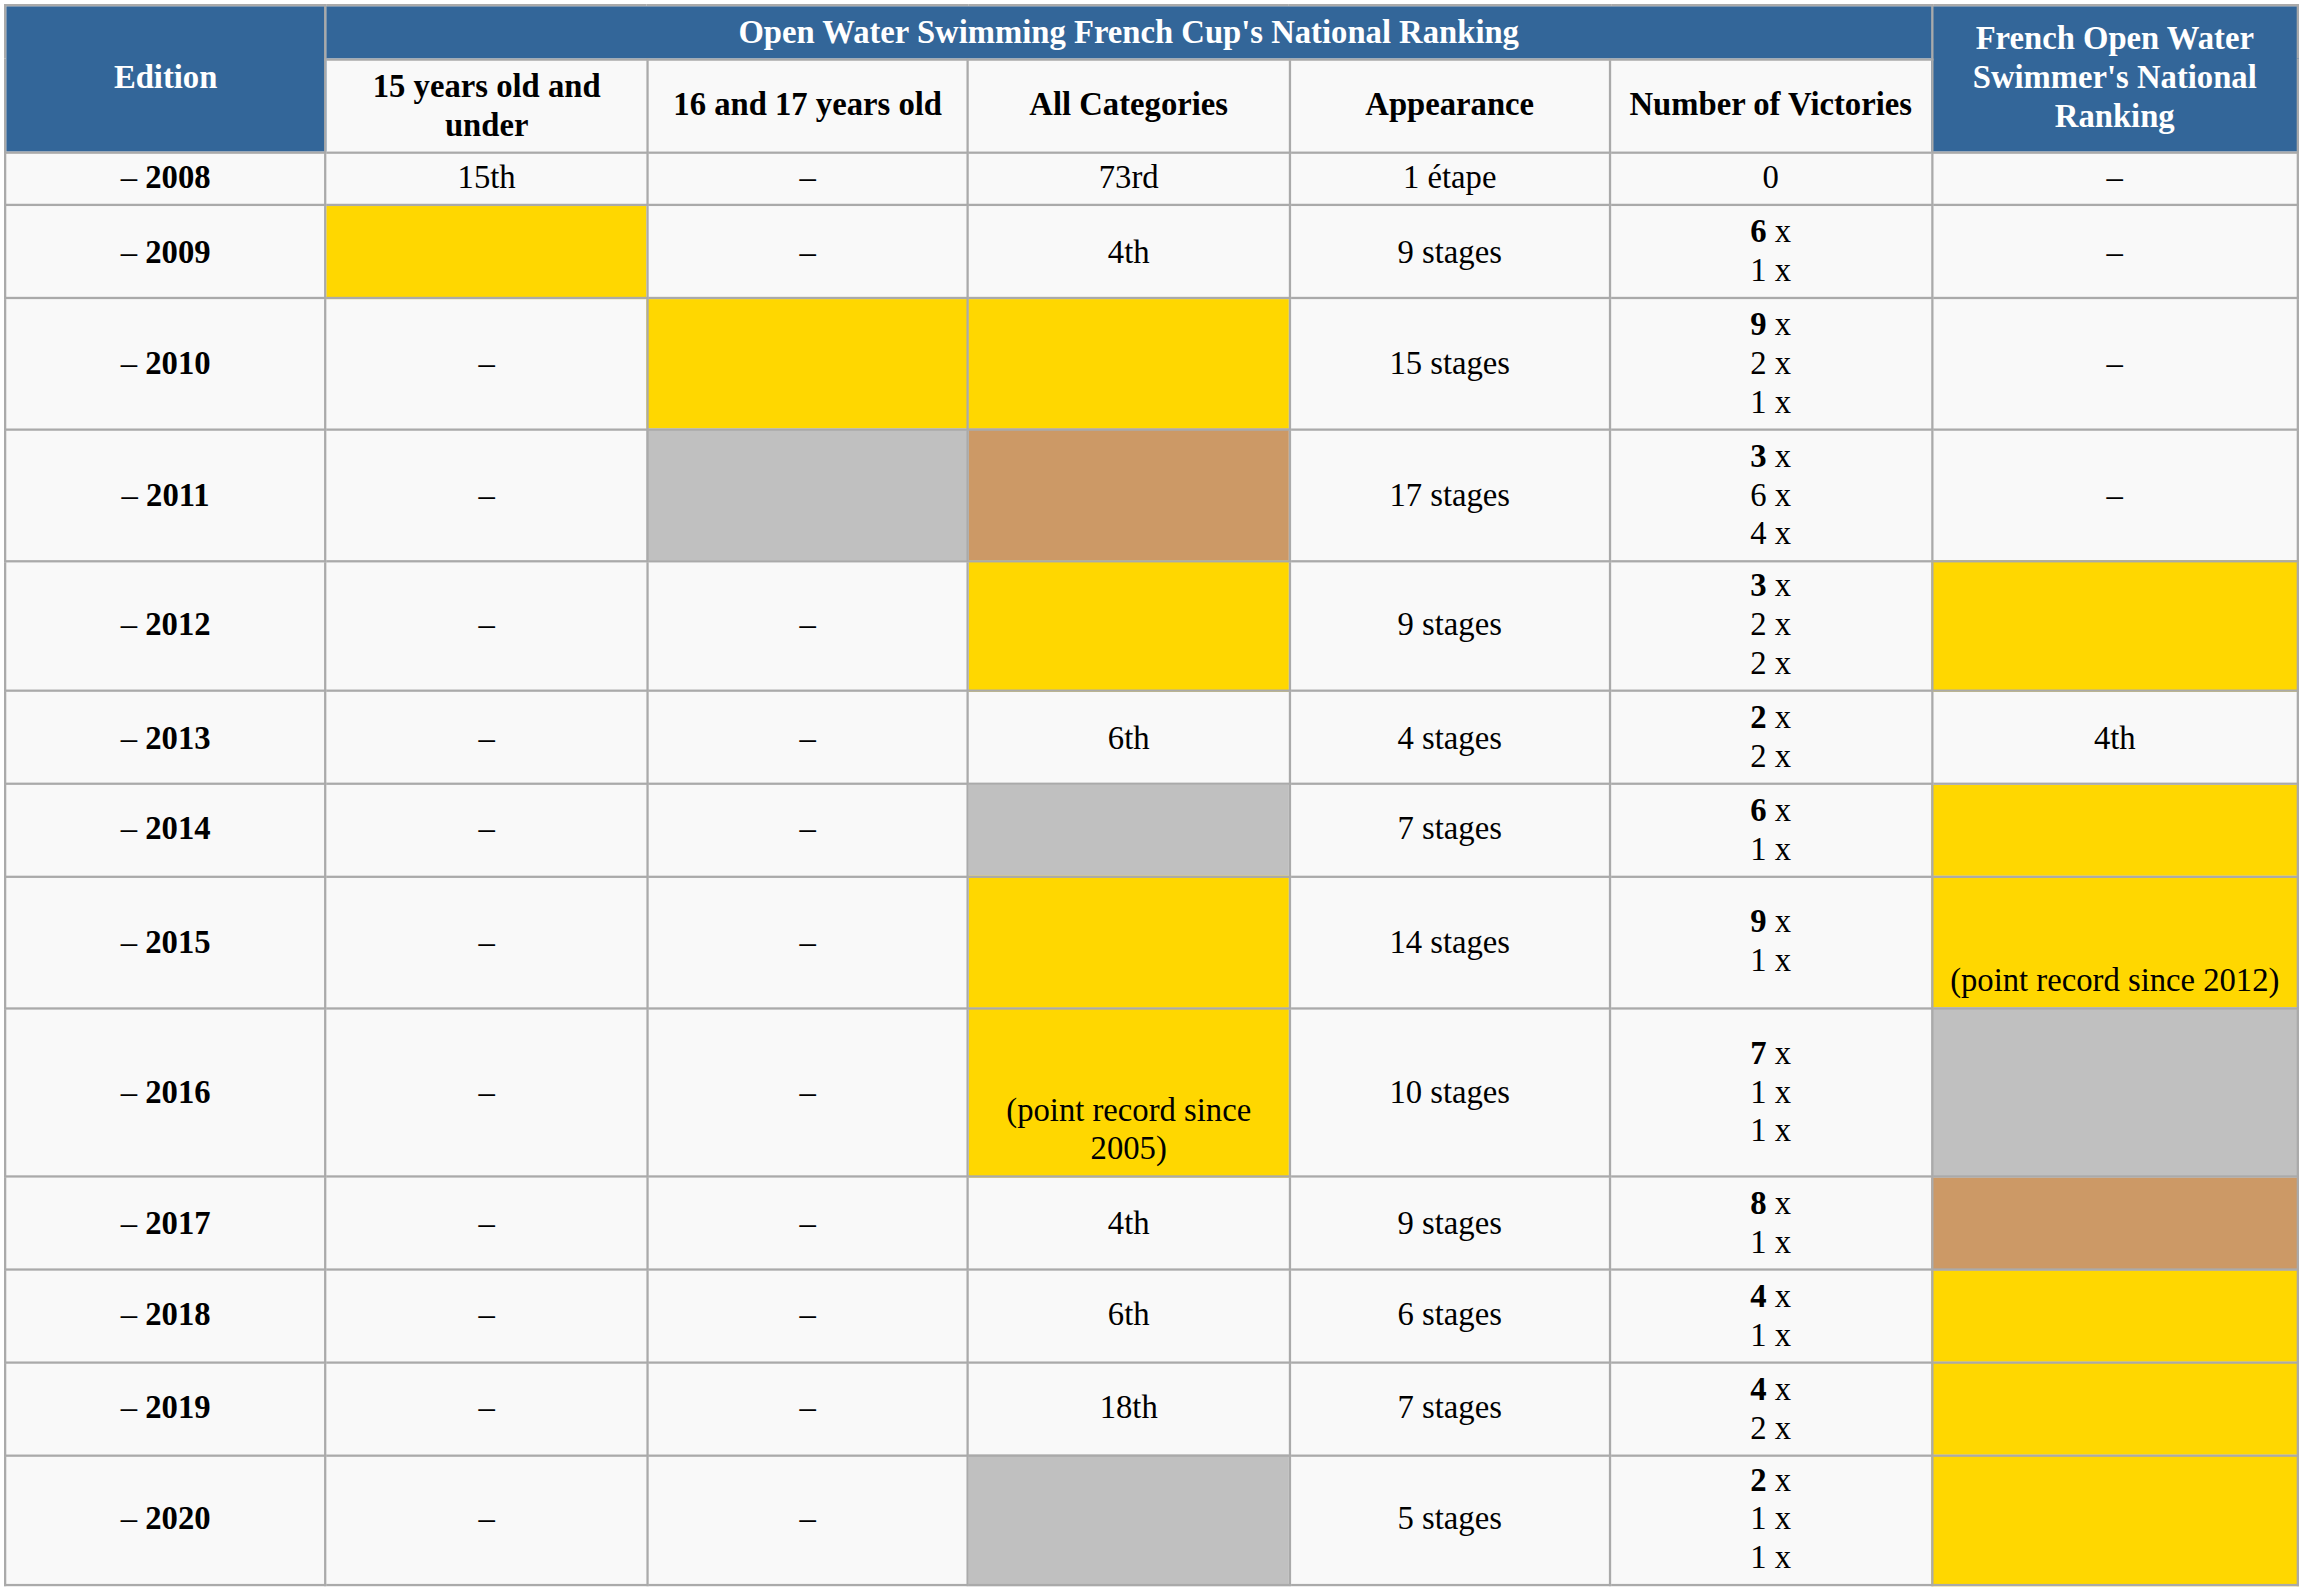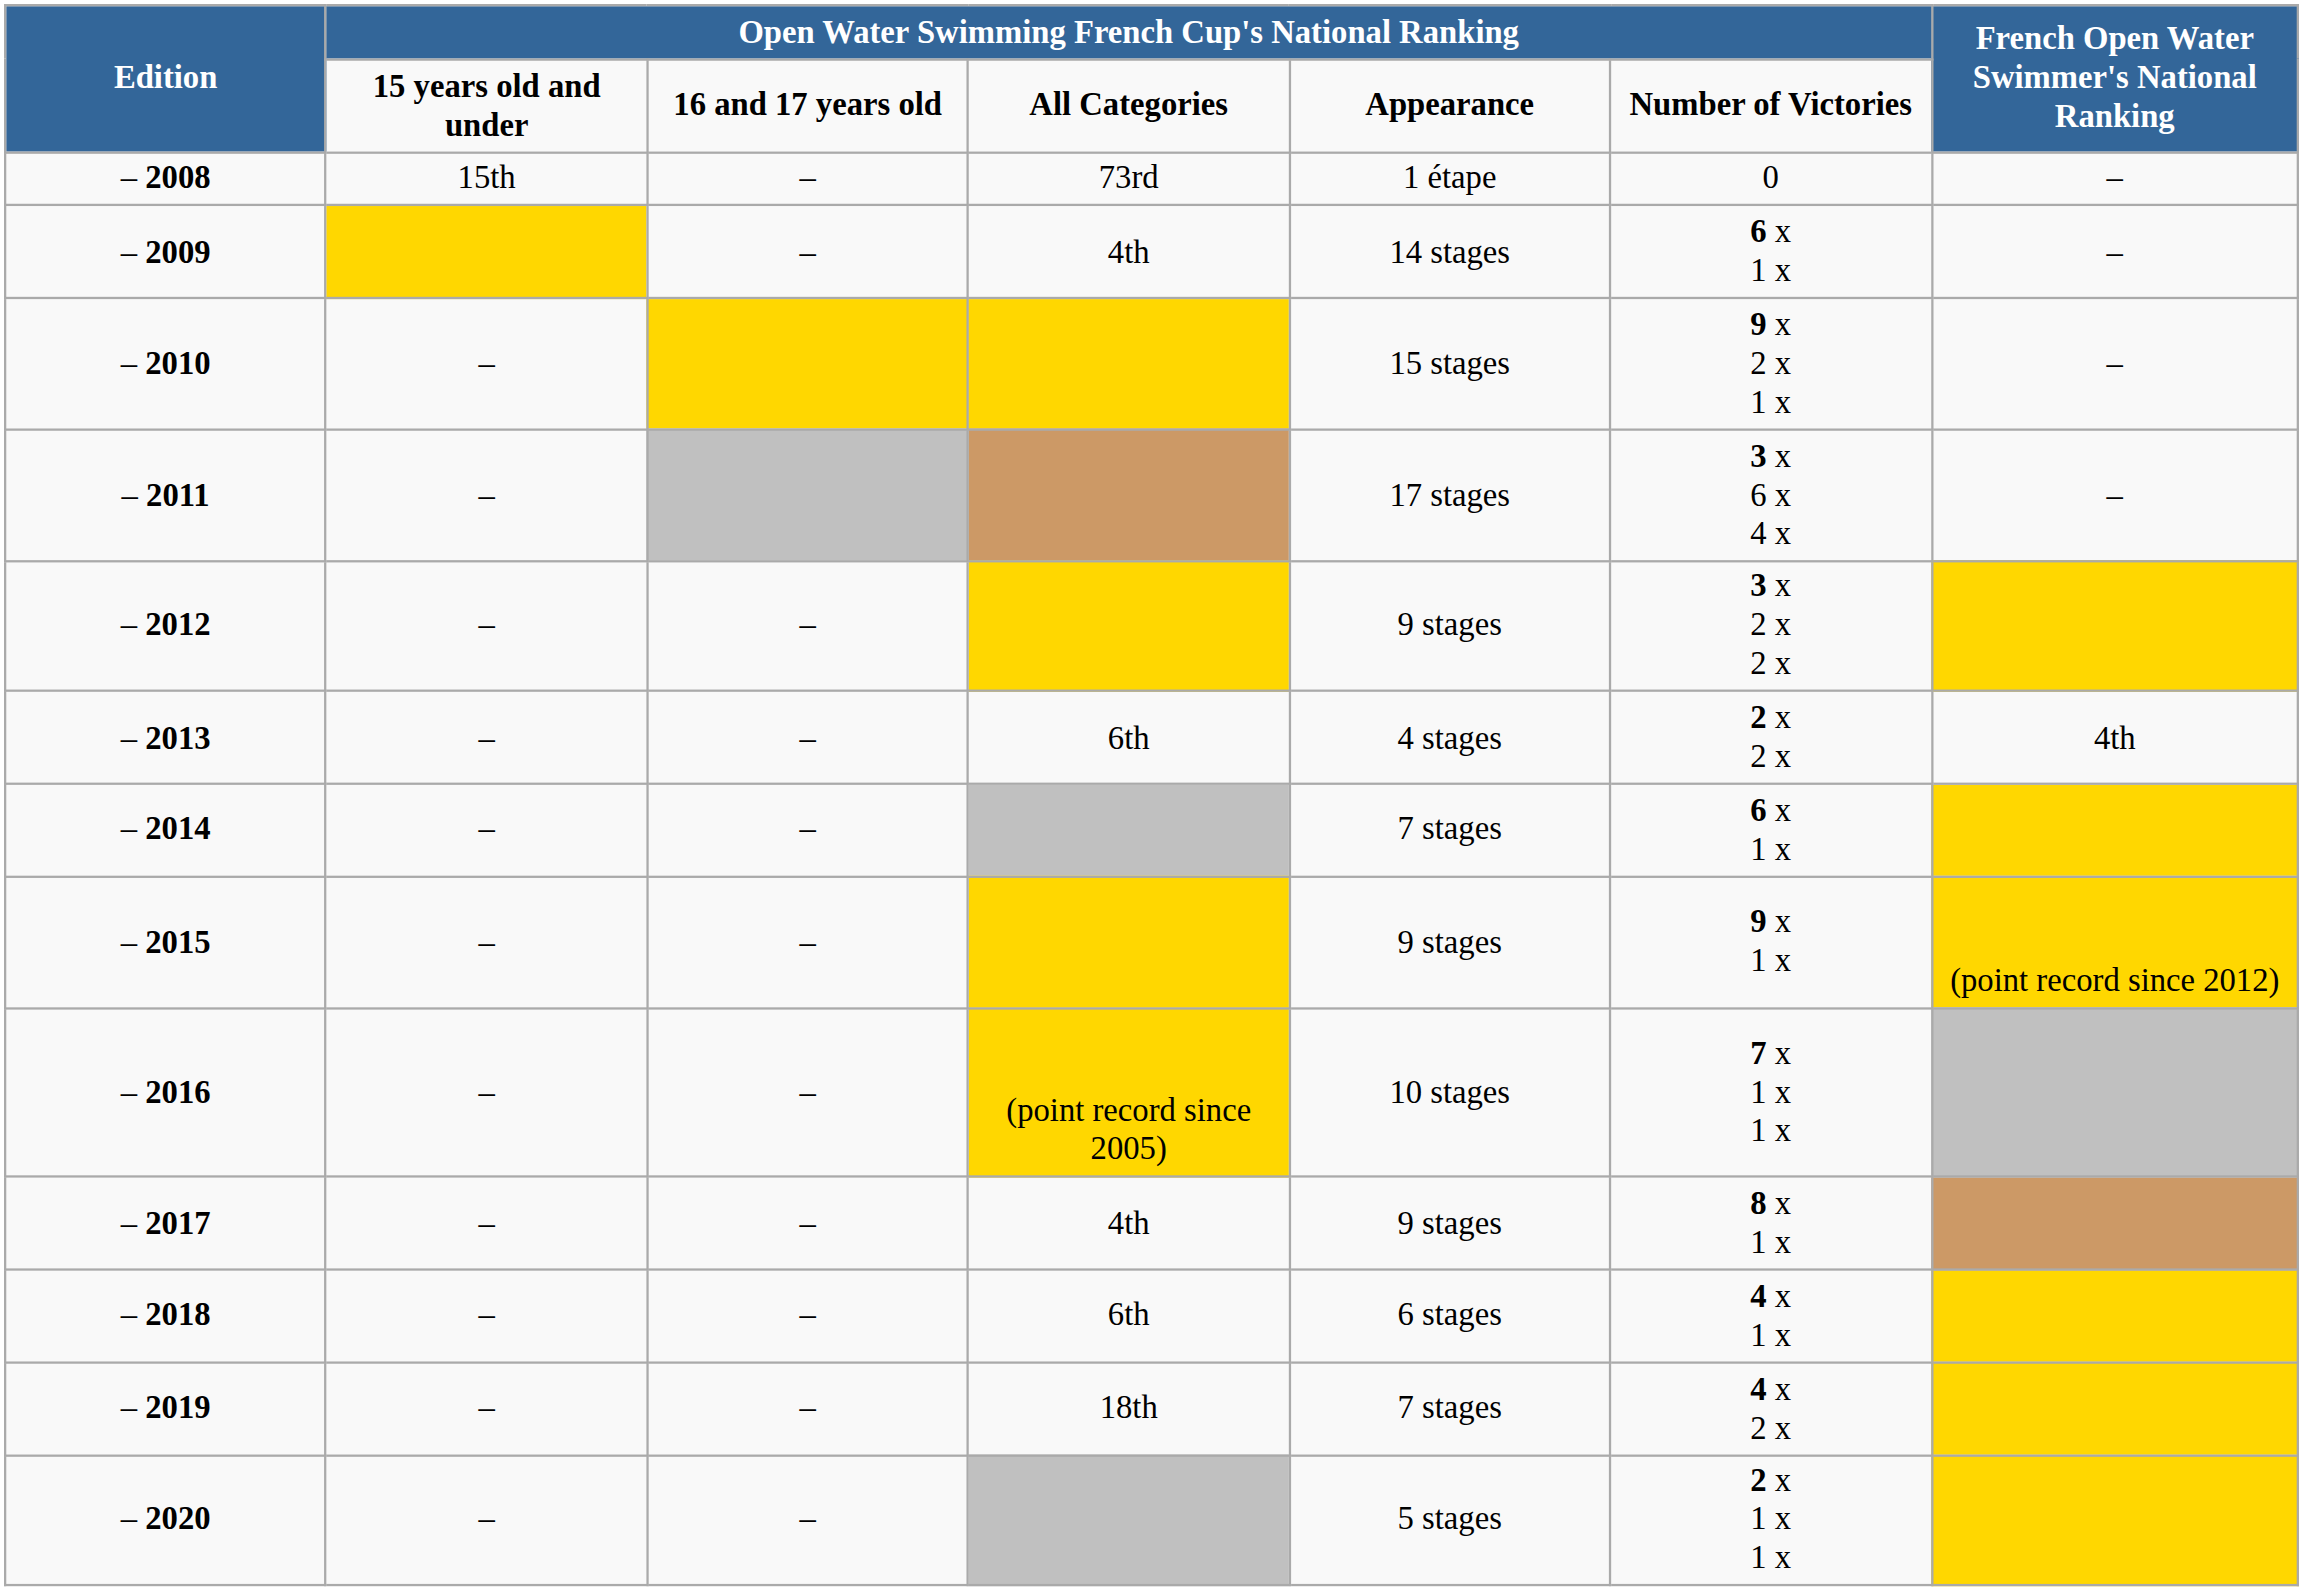(1450, 251) 9 stages -> (1450, 251) 14 stages
(1450, 941) 14 stages -> (1450, 941) 9 stages
